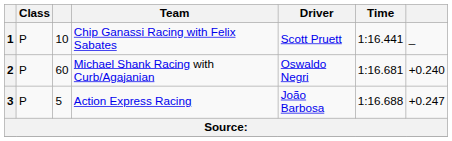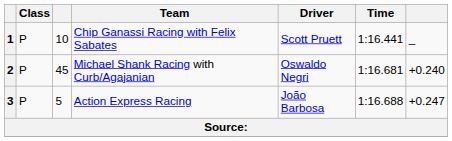(62, 70) 60 -> (62, 70) 45
